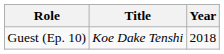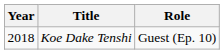columns swapped: (203, 15) <-> (47, 15)
